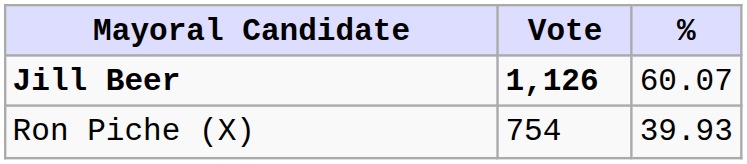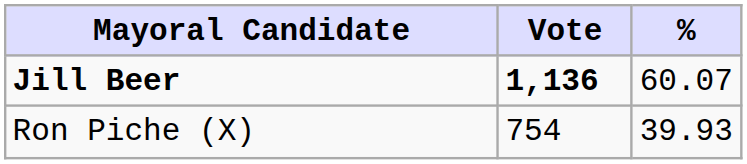(552, 81) 1,126 -> (552, 81) 1,136
